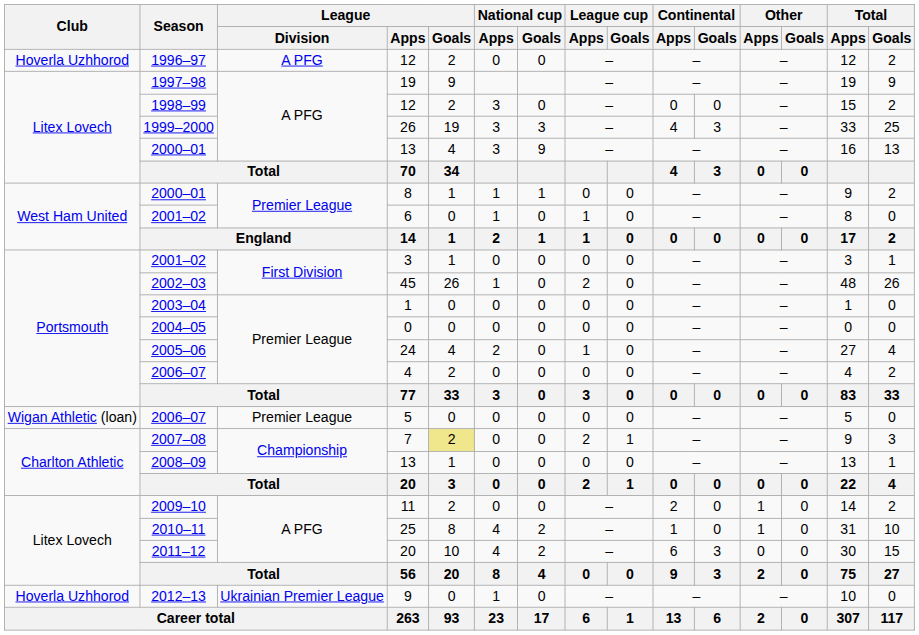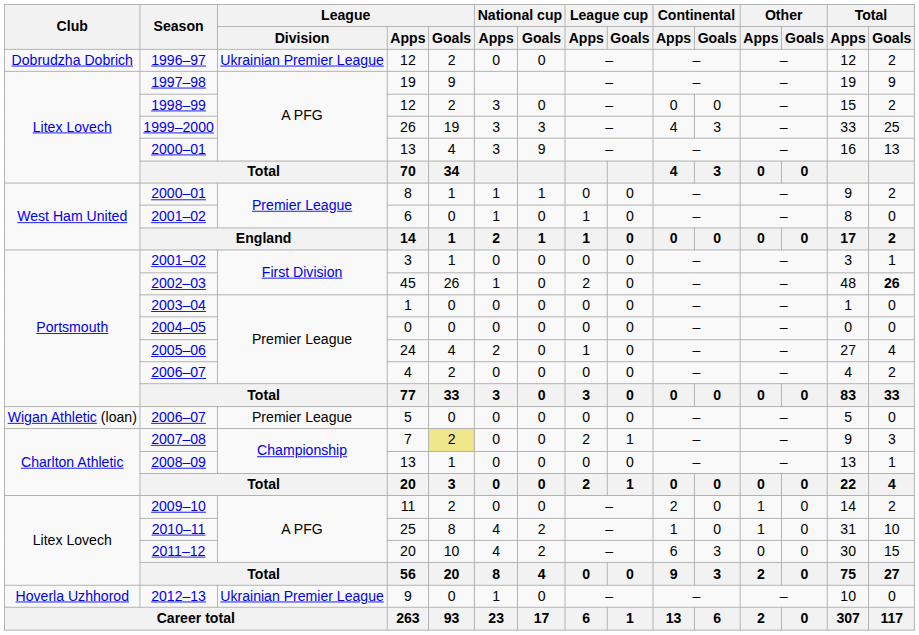(72, 60) Hoverla Uzhhorod -> (72, 60) Dobrudzha Dobrich
(302, 60) A PFG -> (302, 60) Ukrainian Premier League
(892, 283) normal -> (892, 283) bold
